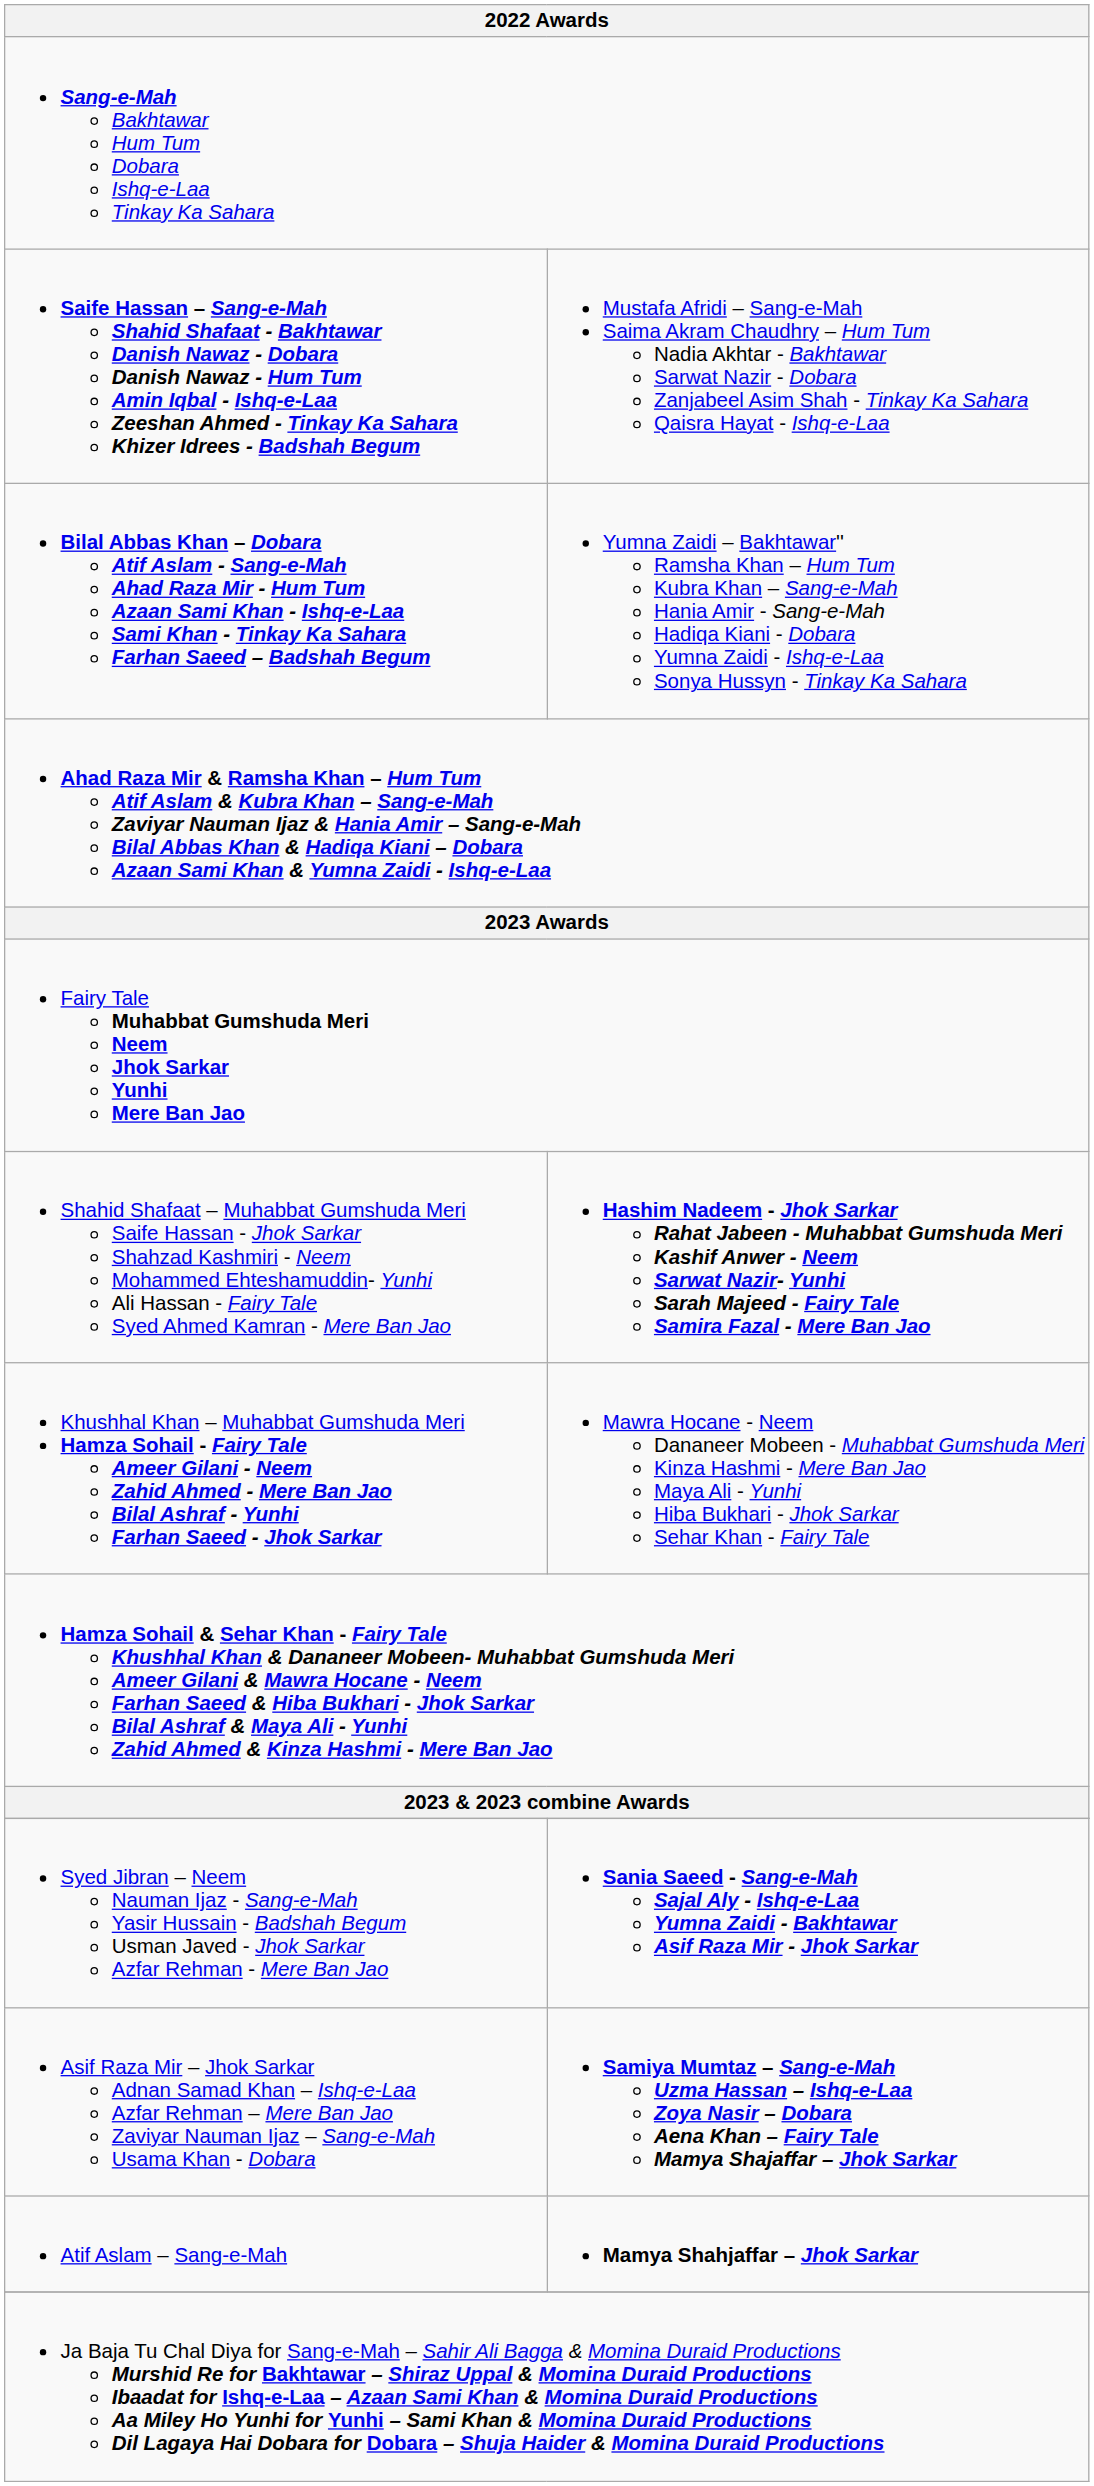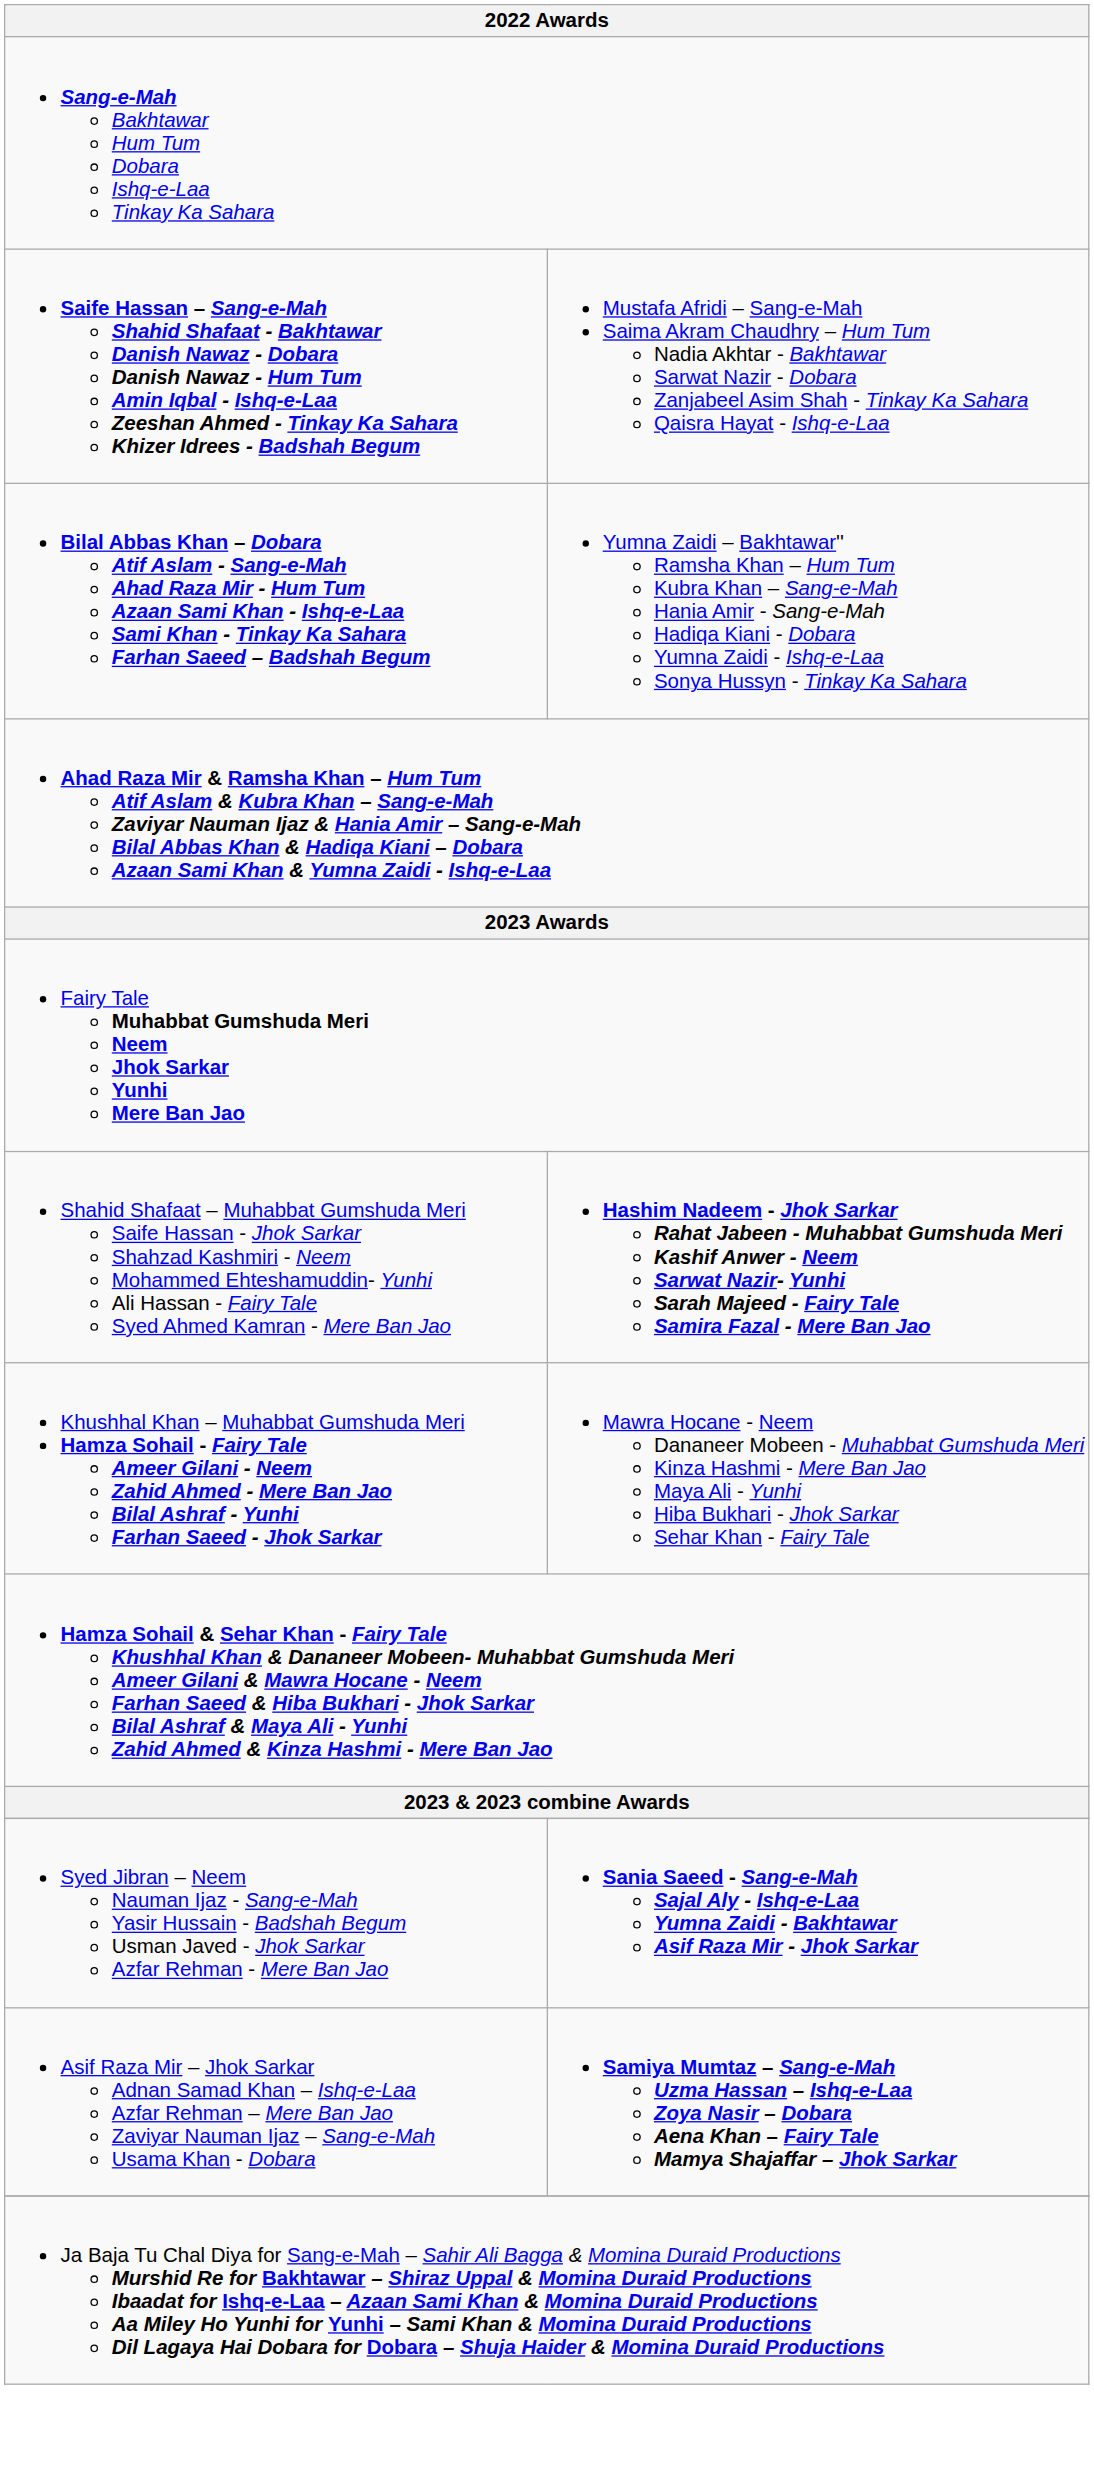- row: (276, 2256)
